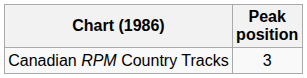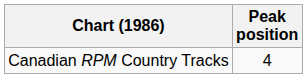(267, 60) 3 -> (267, 60) 4
